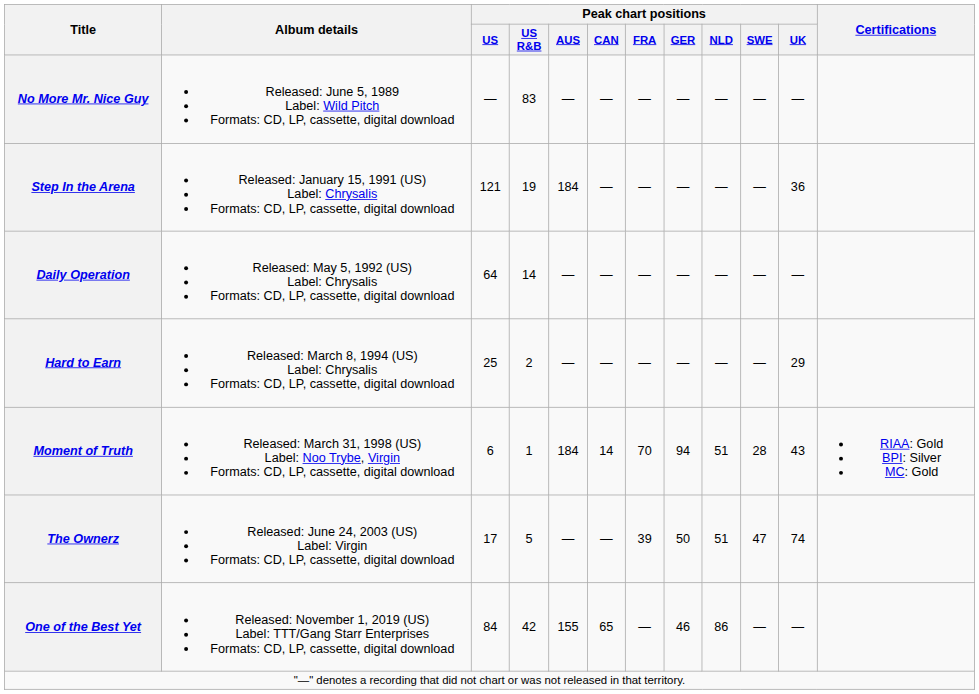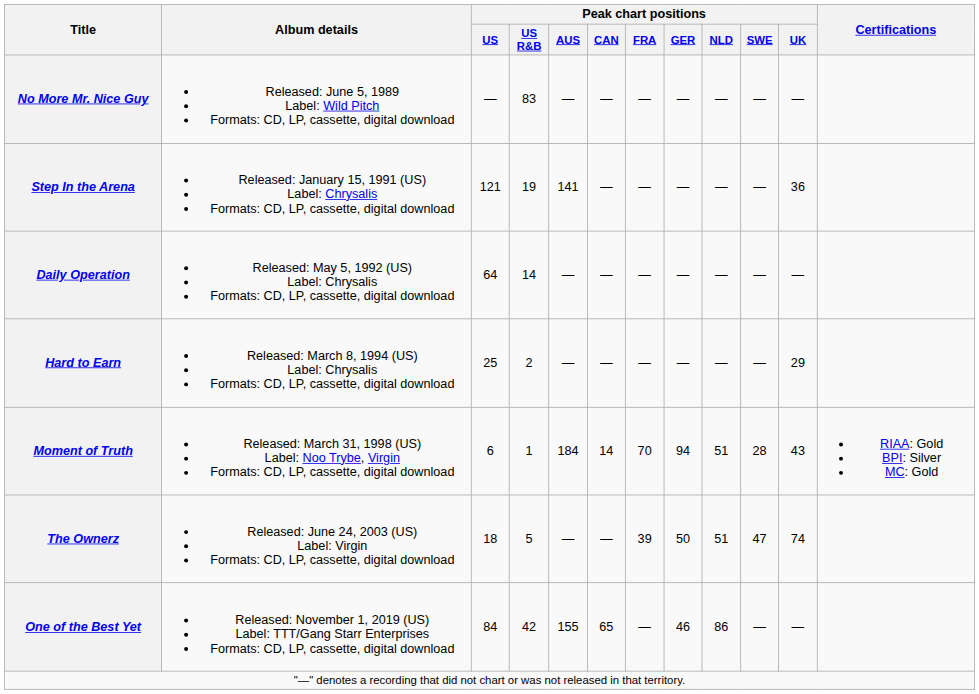(568, 187) 184 -> (568, 187) 141
(490, 539) 17 -> (490, 539) 18
